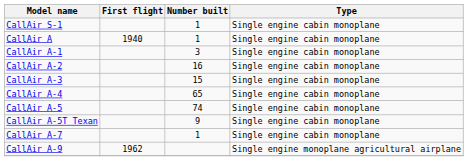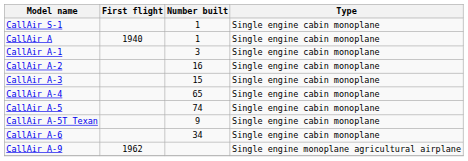+ row: (34, 135)
- row: (34, 135)
